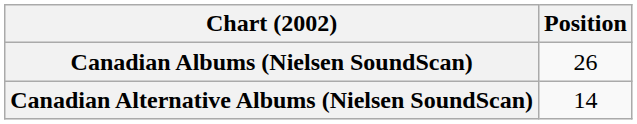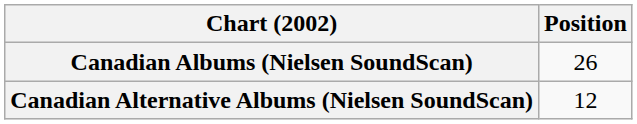(585, 99) 14 -> (585, 99) 12
